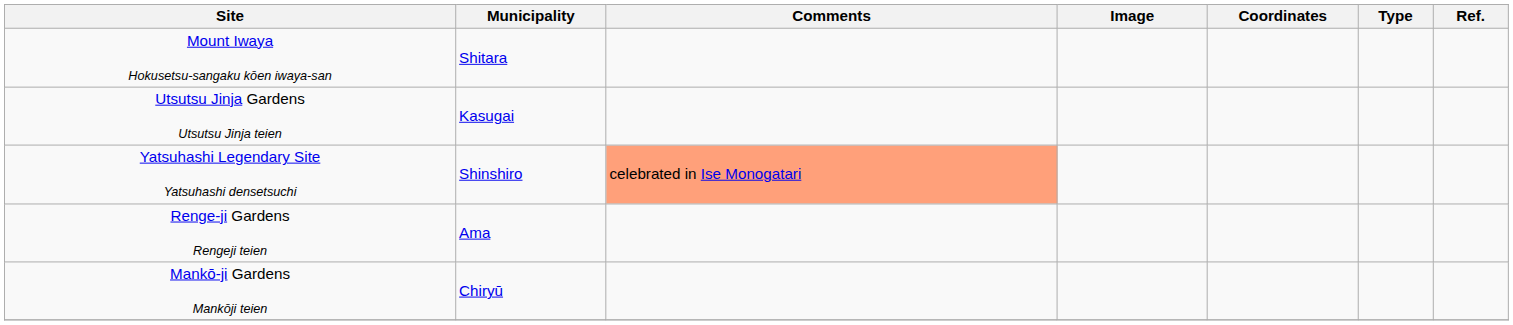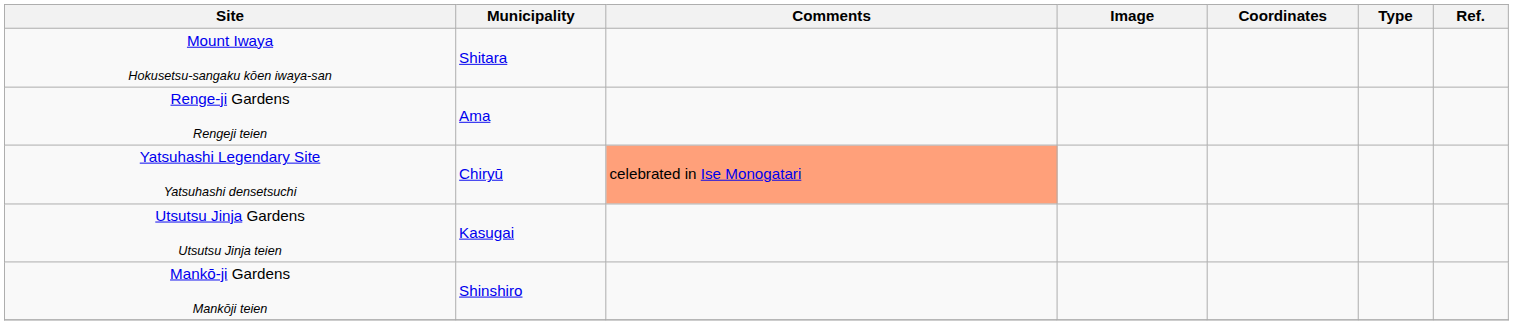rows swapped: (230, 232) <-> (230, 116)
(491, 174) Shinshiro -> (481, 174) Chiryū
(481, 290) Chiryū -> (491, 290) Shinshiro
